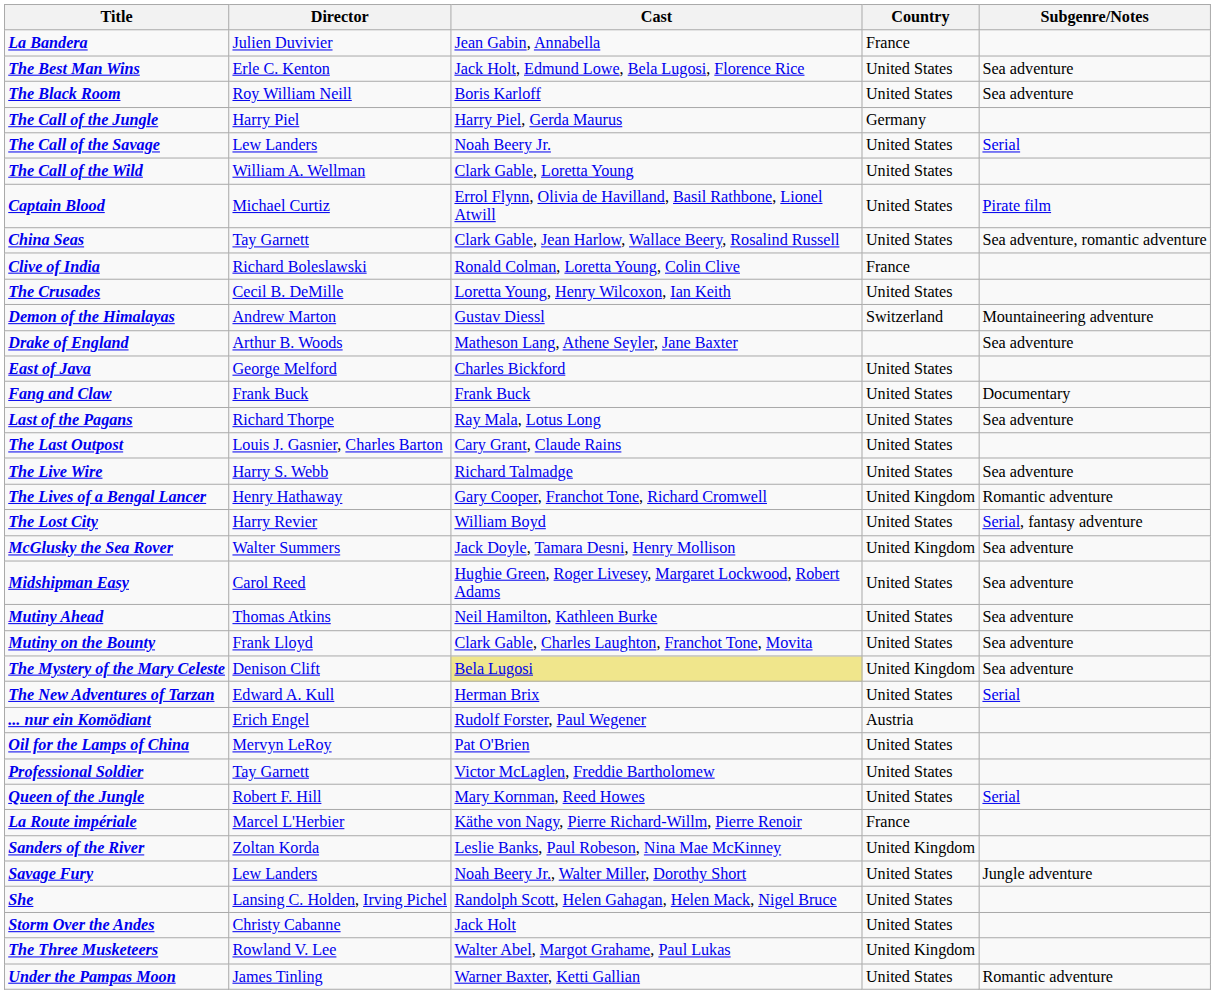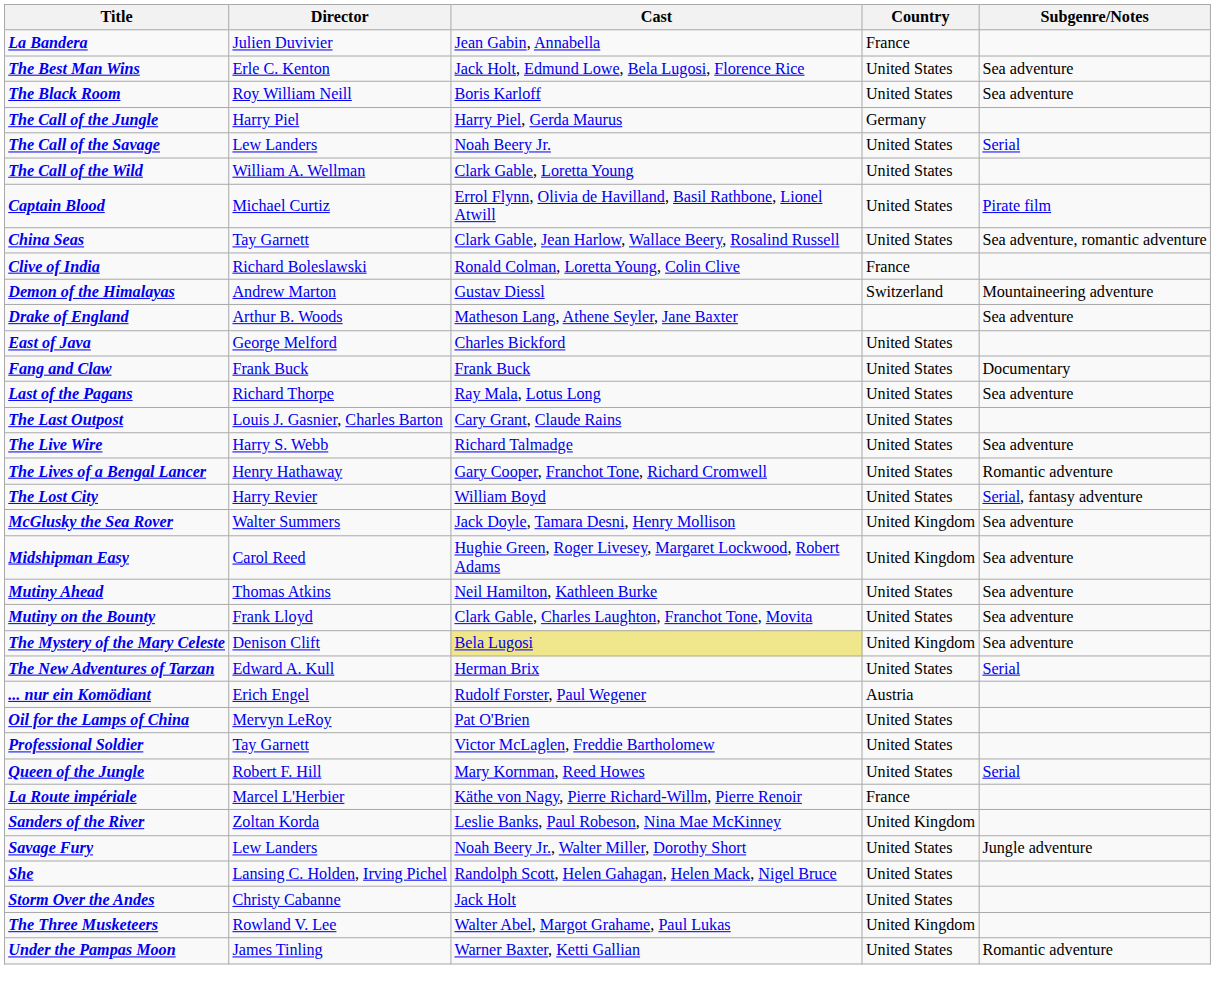- row: (54, 291)
(920, 496) United Kingdom -> (909, 471) United States
(909, 582) United States -> (920, 557) United Kingdom
